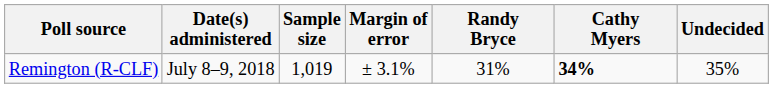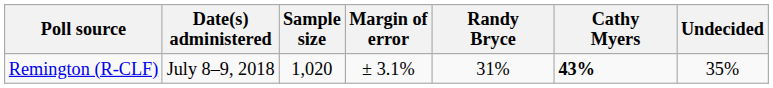(312, 68) 1,019 -> (312, 68) 1,020
(577, 68) 34% -> (577, 68) 43%
